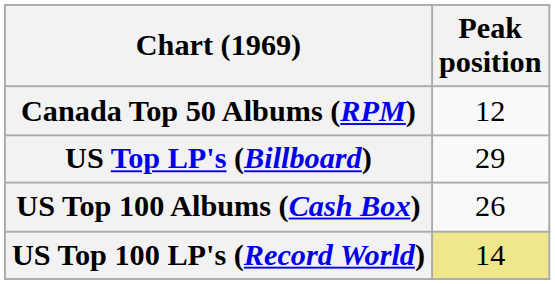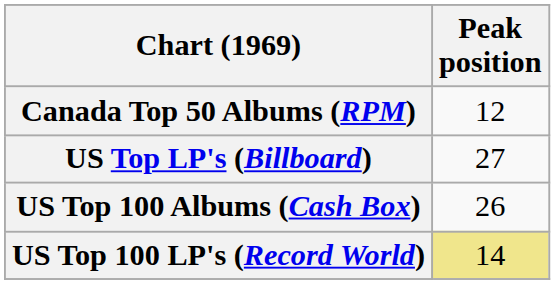(490, 158) 29 -> (490, 158) 27
